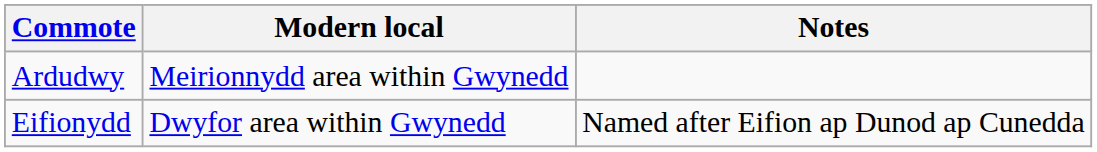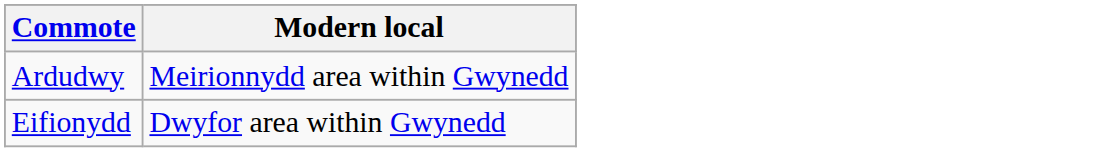- column: (833, 28)
